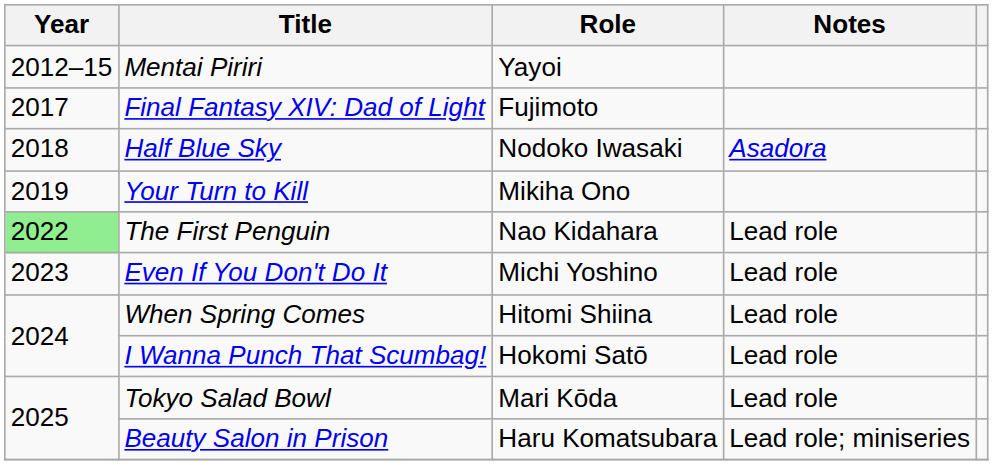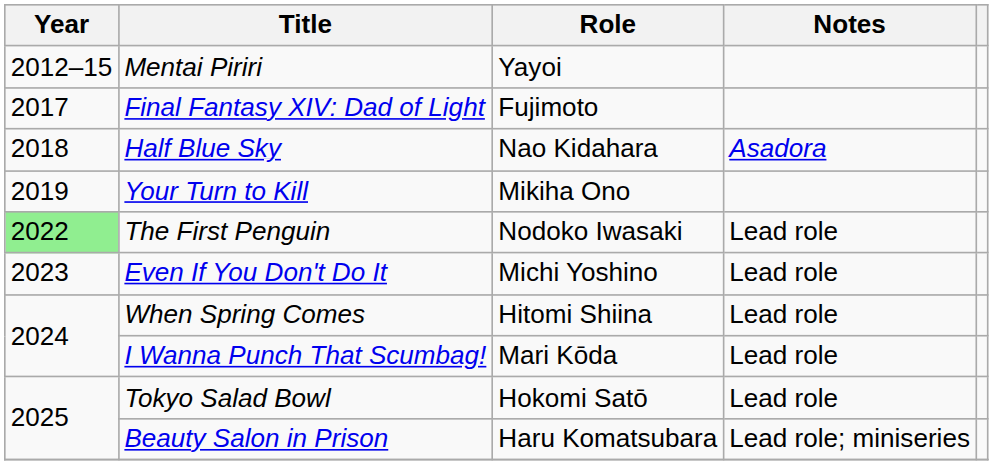(590, 149) Nodoko Iwasaki -> (578, 149) Nao Kidahara
(578, 231) Nao Kidahara -> (590, 231) Nodoko Iwasaki
(573, 356) Hokomi Satō -> (558, 356) Mari Kōda
(558, 397) Mari Kōda -> (573, 397) Hokomi Satō
